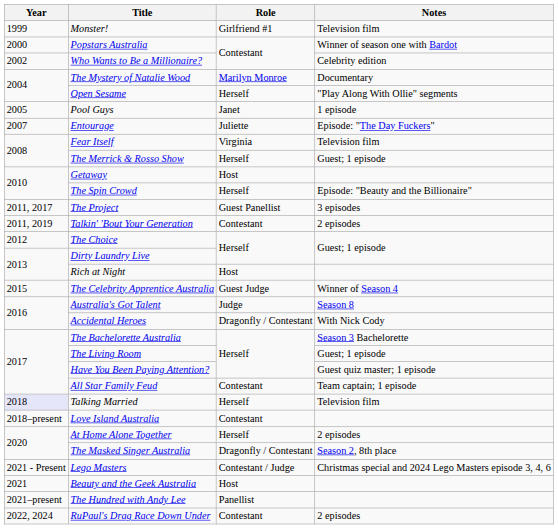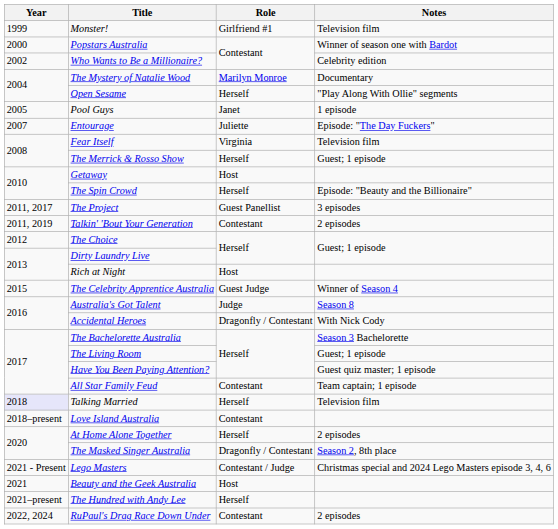(236, 499) Panellist -> (234, 499) Herself
